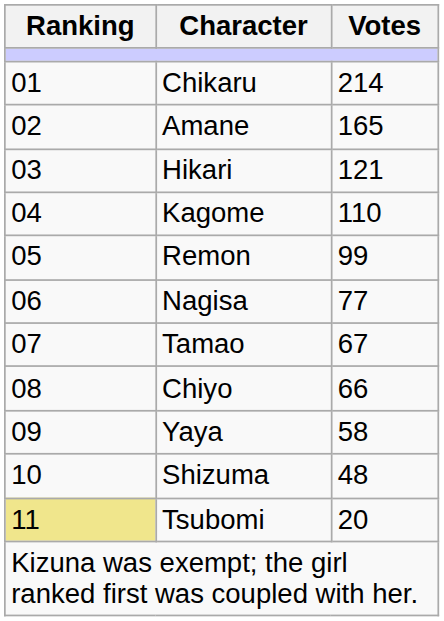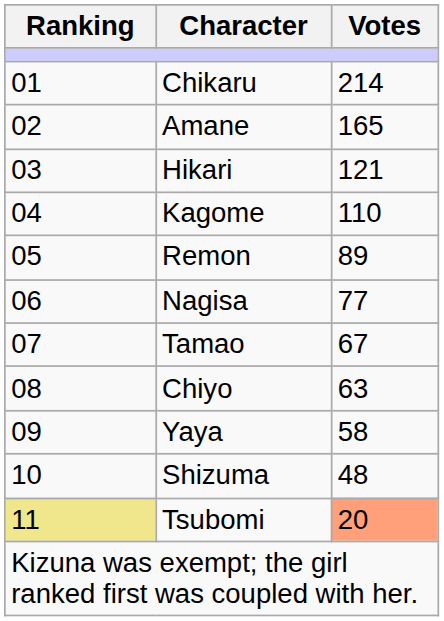(353, 257) 99 -> (353, 257) 89
(353, 388) 66 -> (353, 388) 63
(353, 519) no background -> (353, 519) lightsalmon background
